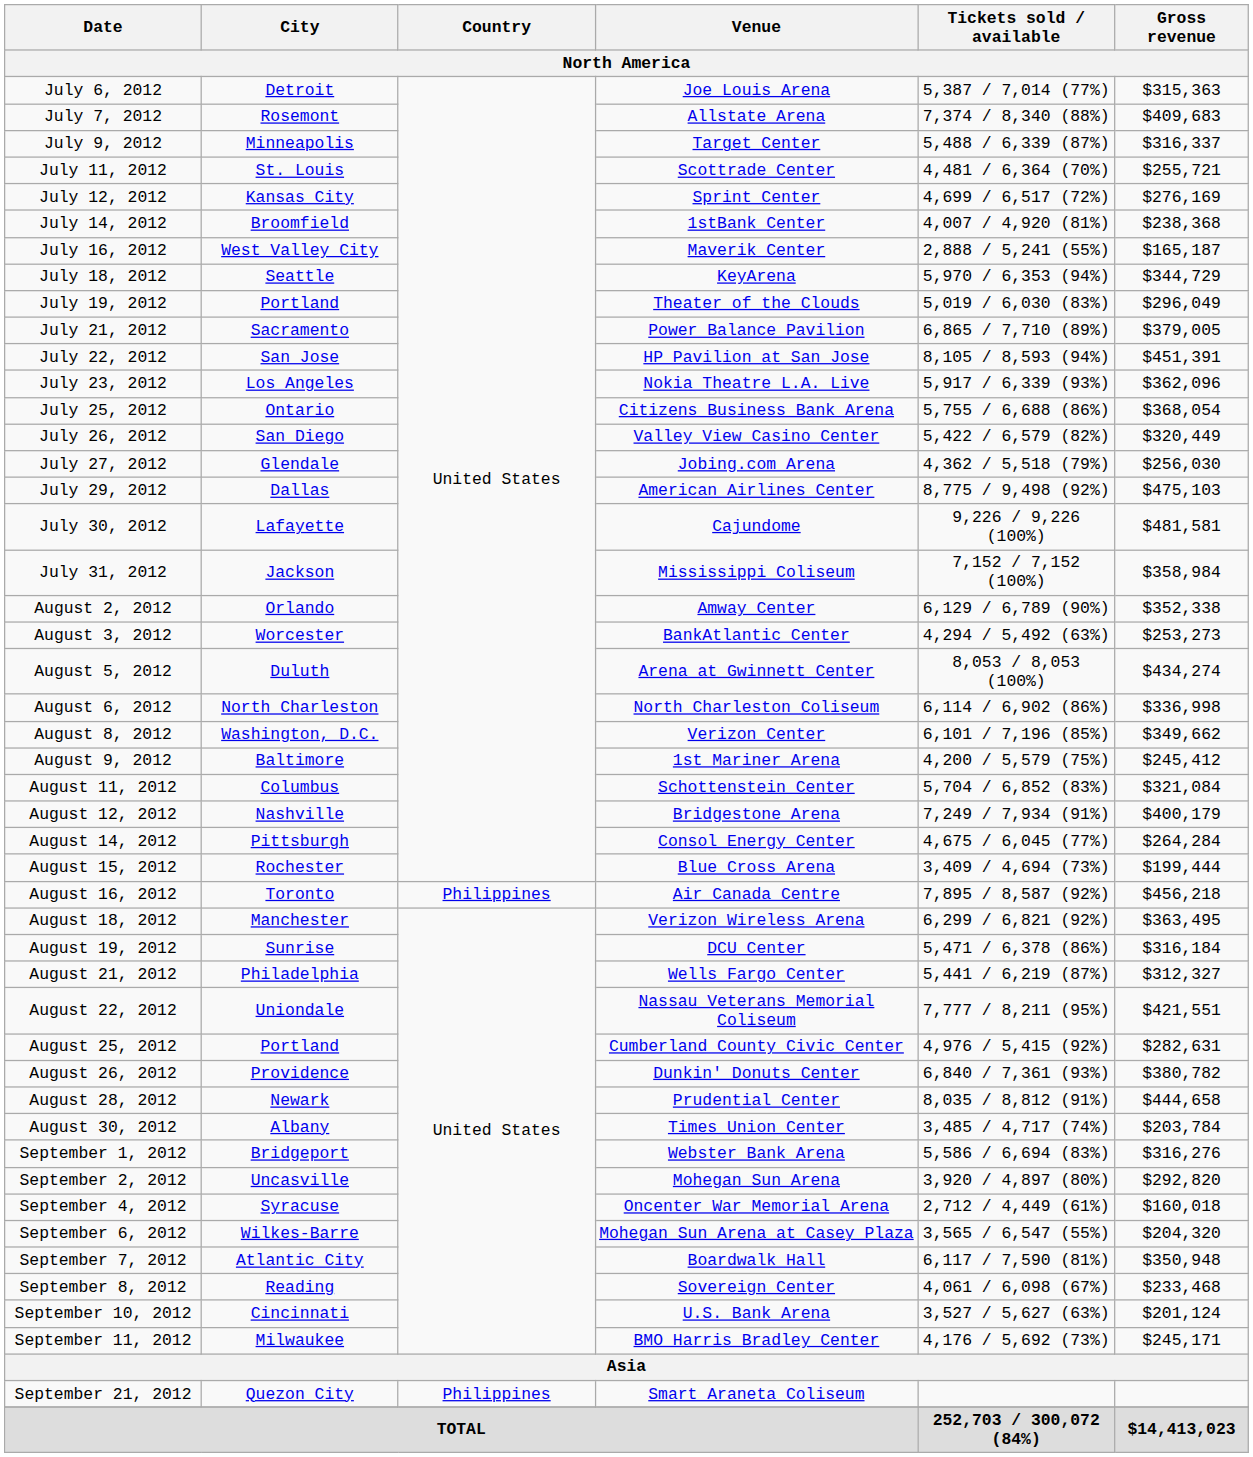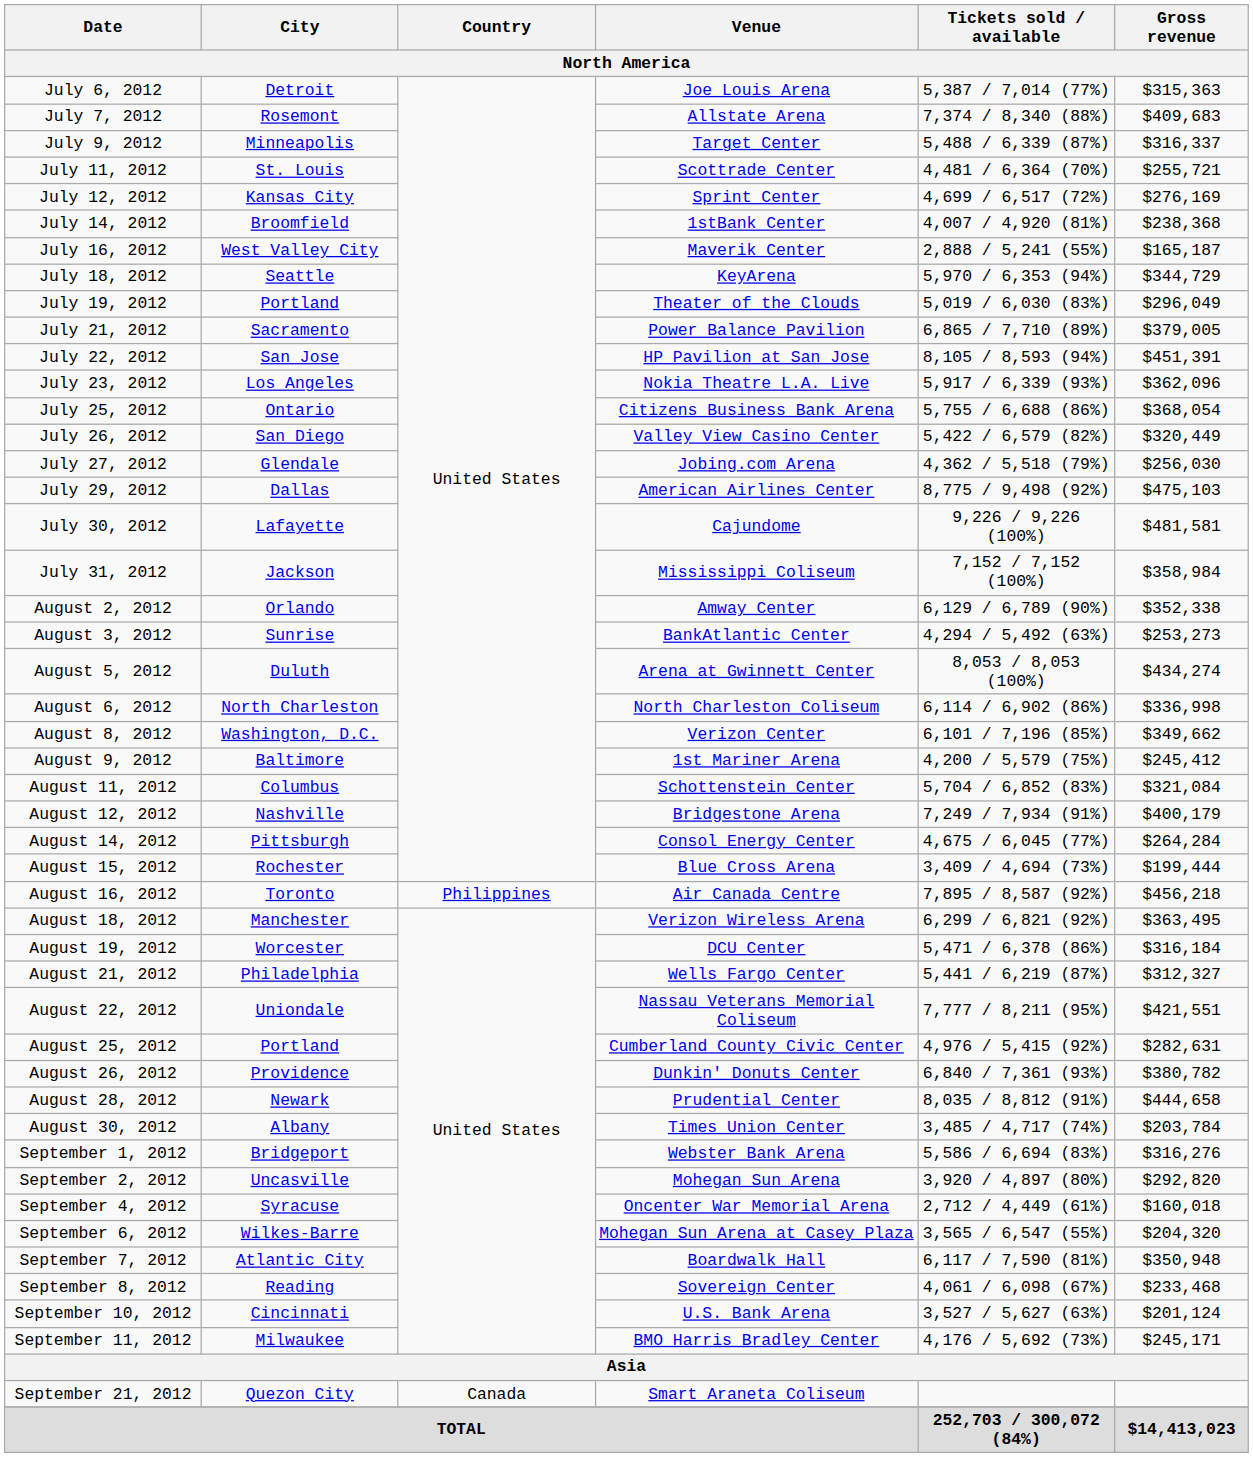(300, 635) Worcester -> (300, 635) Sunrise
(300, 948) Sunrise -> (300, 948) Worcester
(497, 1394) Philippines -> (497, 1394) Canada
